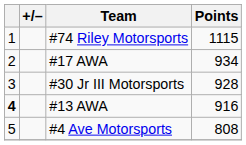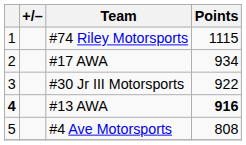(226, 84) 928 -> (226, 84) 922
(226, 106) normal -> (226, 106) bold
